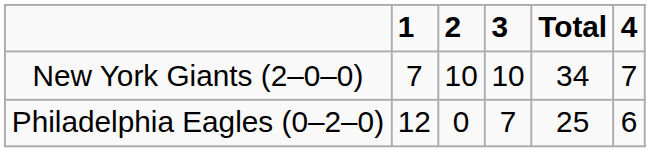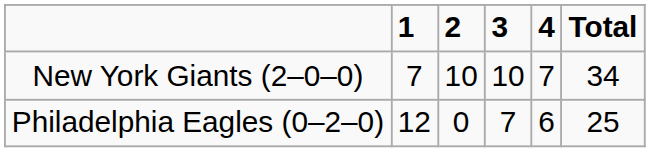columns swapped: (629, 28) <-> (573, 28)
